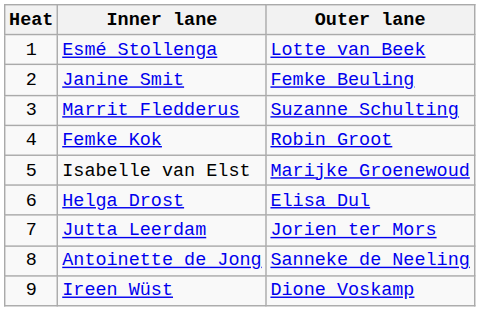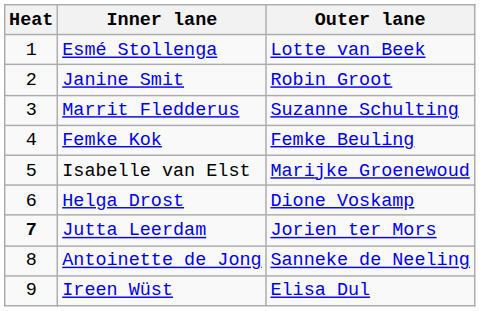(342, 80) Femke Beuling -> (331, 80) Robin Groot
(331, 140) Robin Groot -> (342, 140) Femke Beuling
(320, 200) Elisa Dul -> (342, 200) Dione Voskamp
(31, 230) normal -> (31, 230) bold
(342, 291) Dione Voskamp -> (320, 291) Elisa Dul
